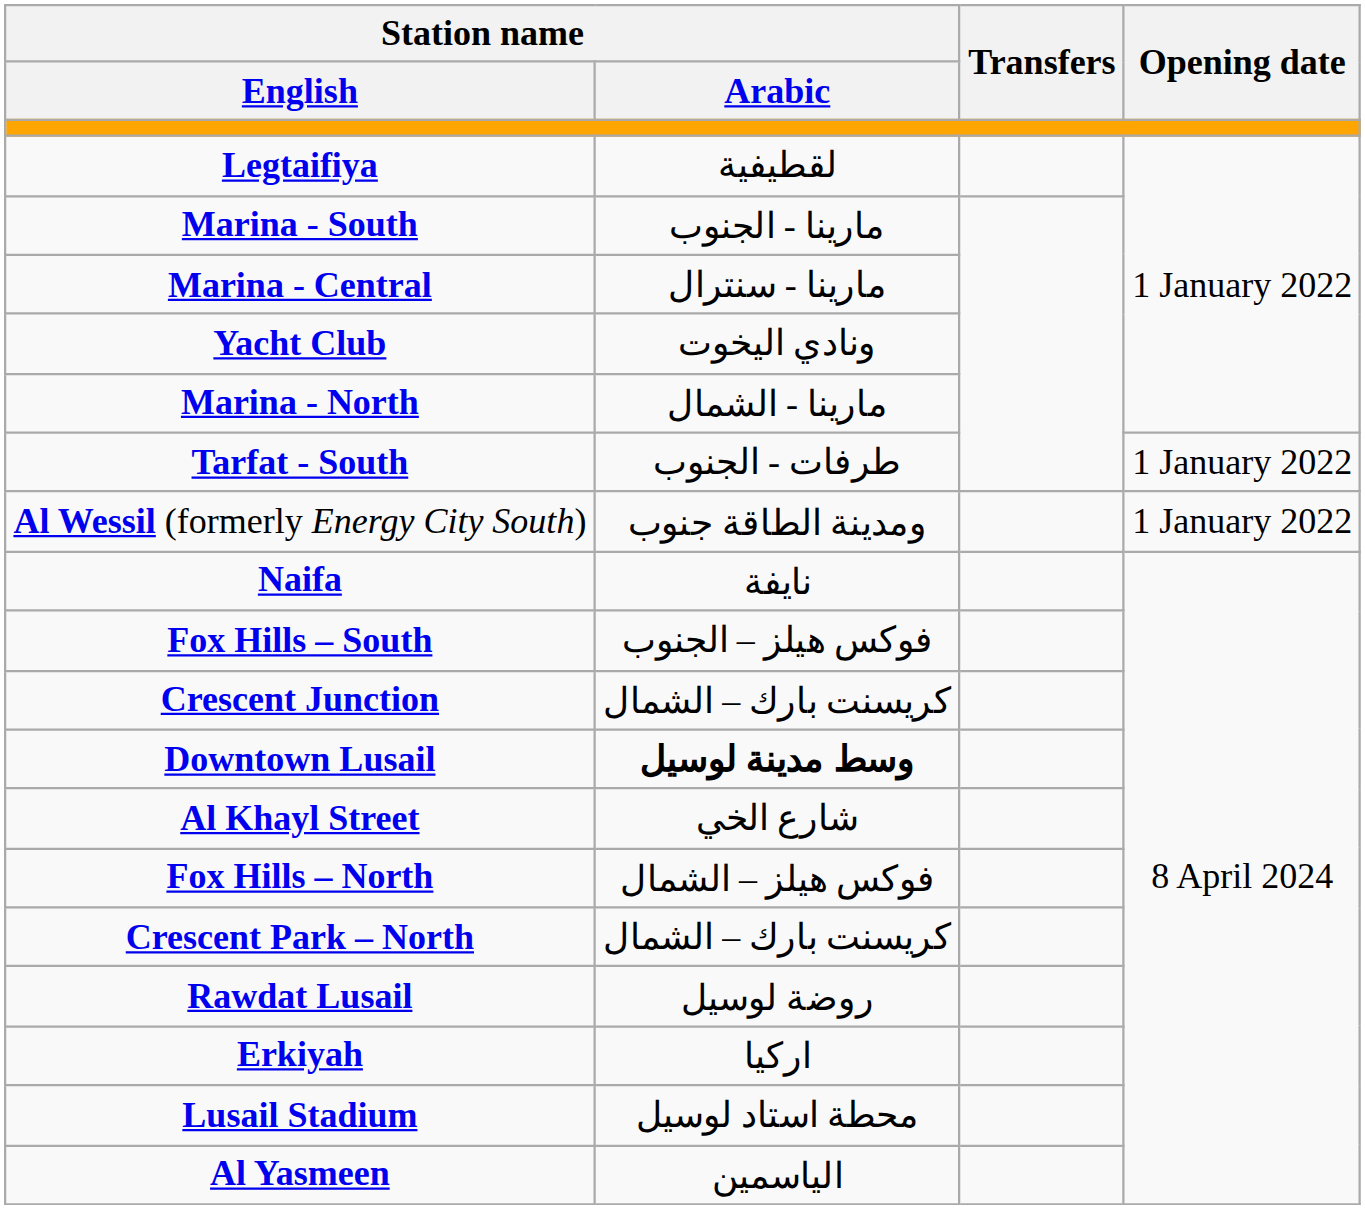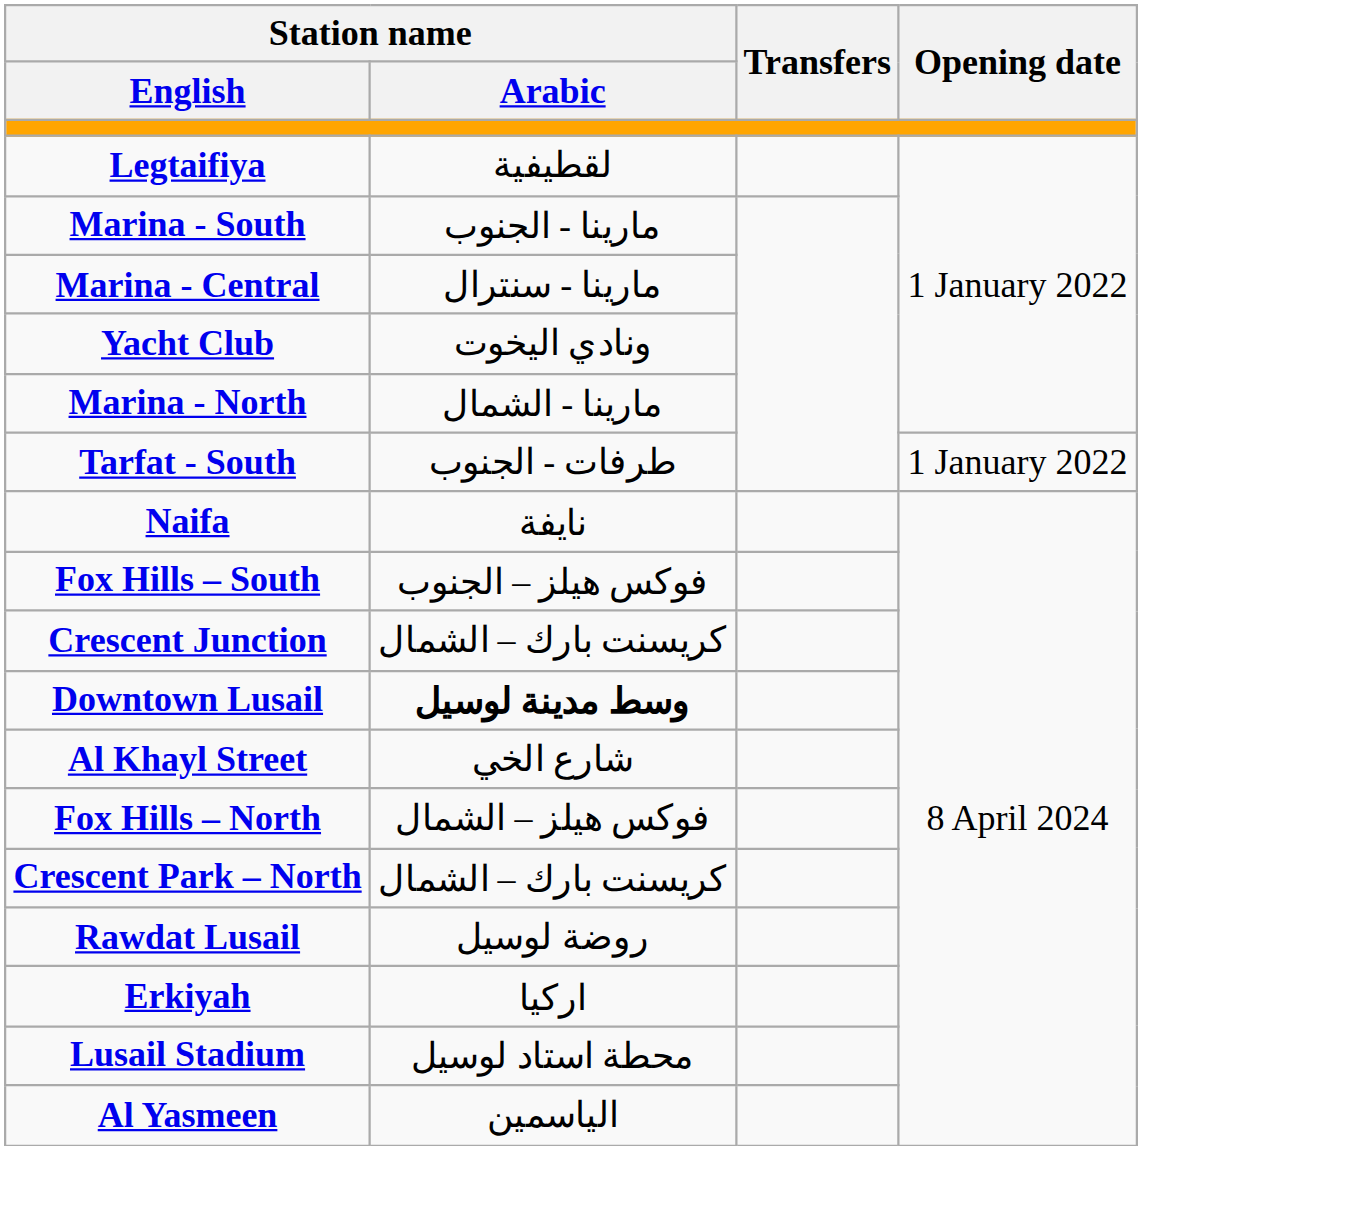- row: (300, 521)
